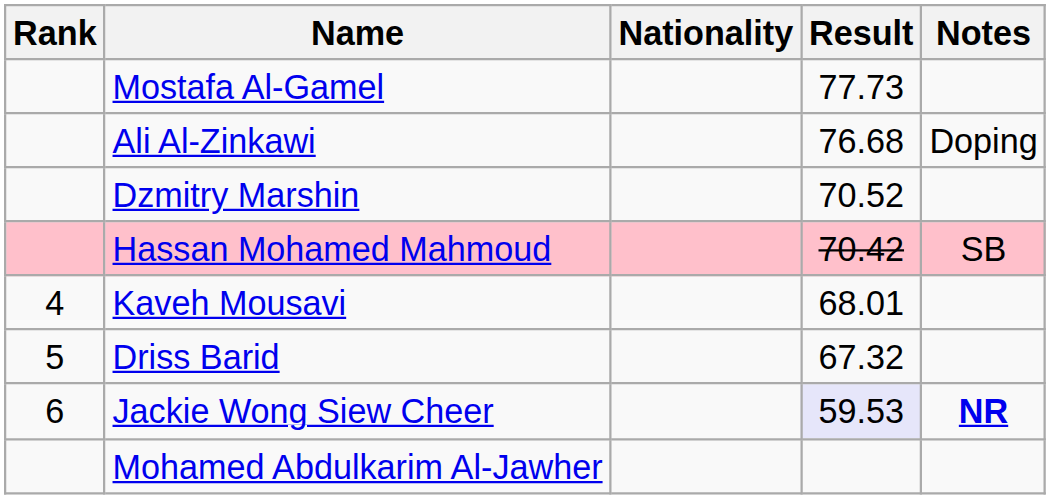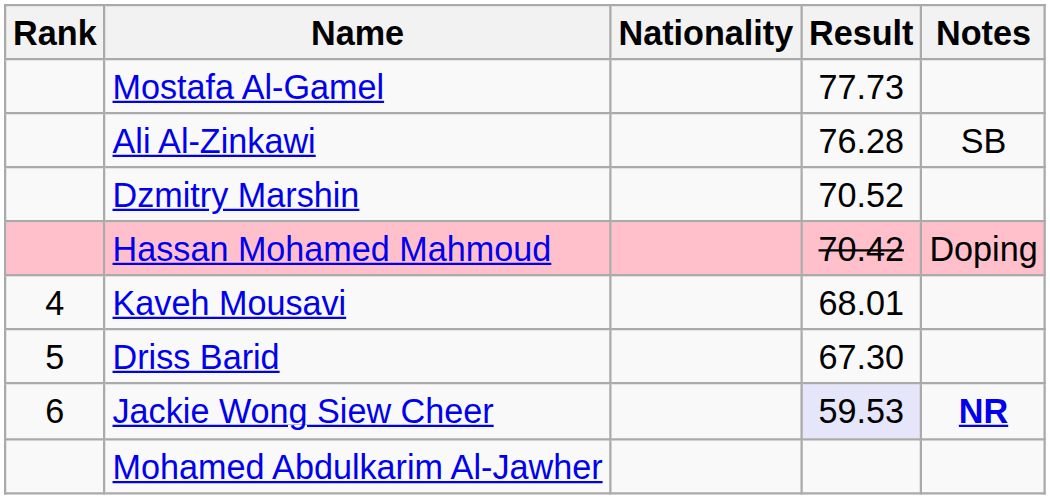(861, 141) 76.68 -> (861, 141) 76.28
(984, 141) Doping -> (984, 141) SB
(984, 249) SB -> (984, 249) Doping
(861, 357) 67.32 -> (861, 357) 67.30
